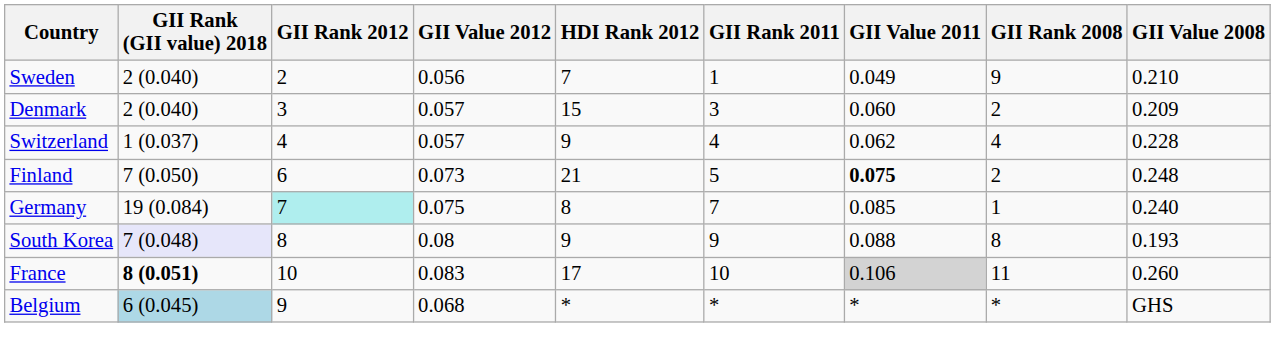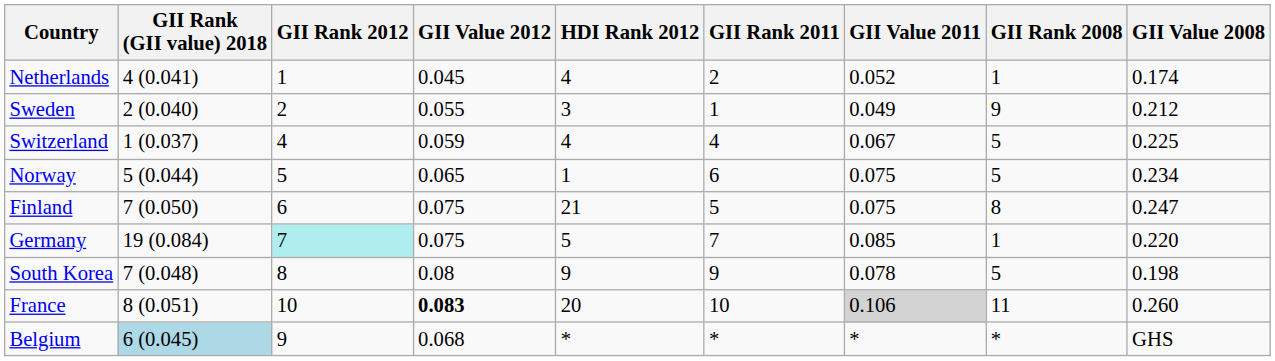+ row: (59, 76)
(441, 76) 0.056 -> (441, 109) 0.055
(566, 76) 7 -> (566, 109) 3
(1155, 76) 0.210 -> (1155, 109) 0.212
- row: (48, 109)
(441, 142) 0.057 -> (441, 142) 0.059
(566, 142) 9 -> (566, 142) 4
(872, 142) 0.062 -> (872, 142) 0.067
(996, 142) 4 -> (996, 142) 5
(1155, 142) 0.228 -> (1155, 142) 0.225
+ row: (43, 175)
(441, 175) 0.073 -> (441, 207) 0.075
(872, 175) bold -> (872, 207) normal
(996, 175) 2 -> (996, 207) 8
(1155, 175) 0.248 -> (1155, 207) 0.247
(566, 207) 8 -> (566, 240) 5
(1155, 207) 0.240 -> (1155, 240) 0.220
(161, 240) lavender background -> (161, 273) no background
(872, 240) 0.088 -> (872, 273) 0.078
(996, 240) 8 -> (996, 273) 5
(1155, 240) 0.193 -> (1155, 273) 0.198
(161, 273) bold -> (161, 305) normal
(441, 273) normal -> (441, 305) bold
(571, 273) 17 -> (571, 305) 20
